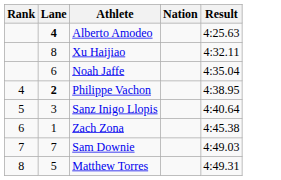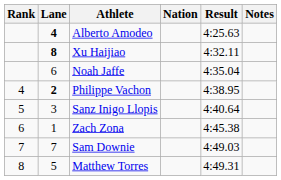+ column: (259, 14)
(54, 52) normal -> (54, 52) bold
